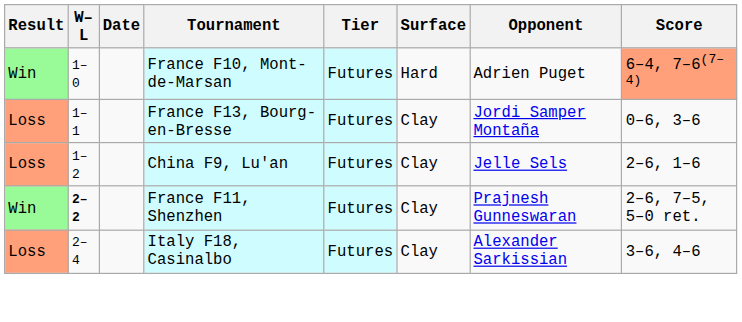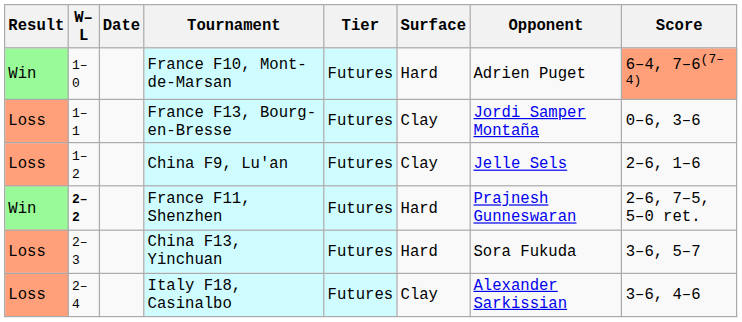(419, 208) Clay -> (419, 208) Hard
+ row: (194, 251)
